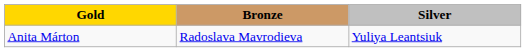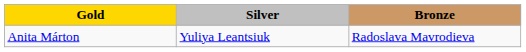columns swapped: (435, 15) <-> (263, 15)
